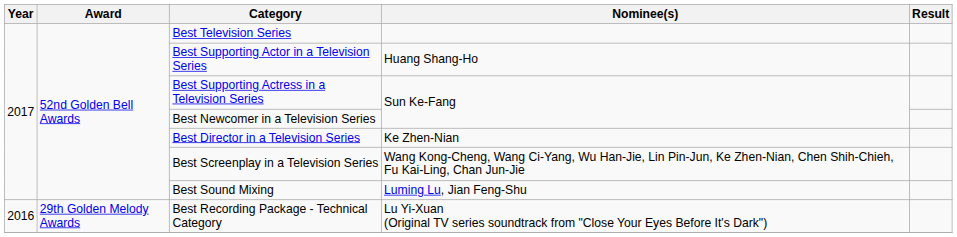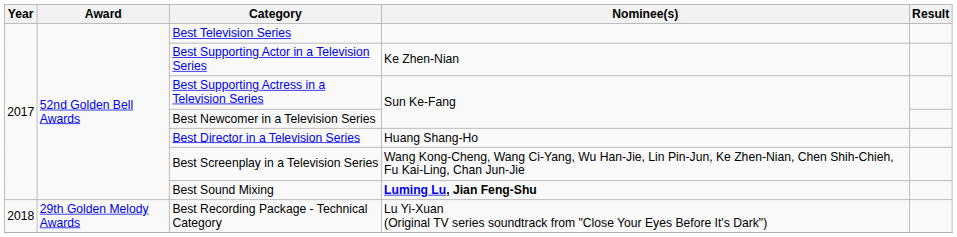(431, 59) Huang Shang-Ho -> (422, 59) Ke Zhen-Nian
(422, 137) Ke Zhen-Nian -> (431, 137) Huang Shang-Ho
(455, 190) normal -> (460, 190) bold
(21, 216) 2016 -> (21, 216) 2018
